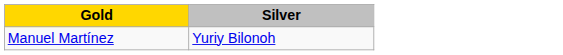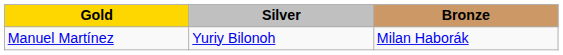+ column: (466, 15)
